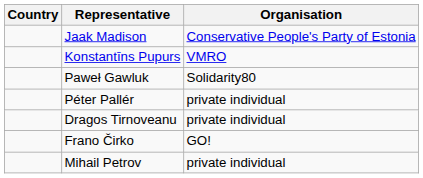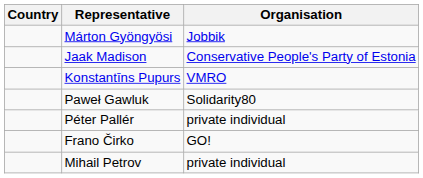+ row: (118, 36)
- row: (121, 120)
